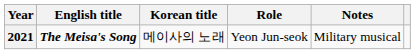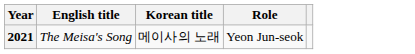- column: (357, 14)
(88, 36) bold -> (86, 36) normal
